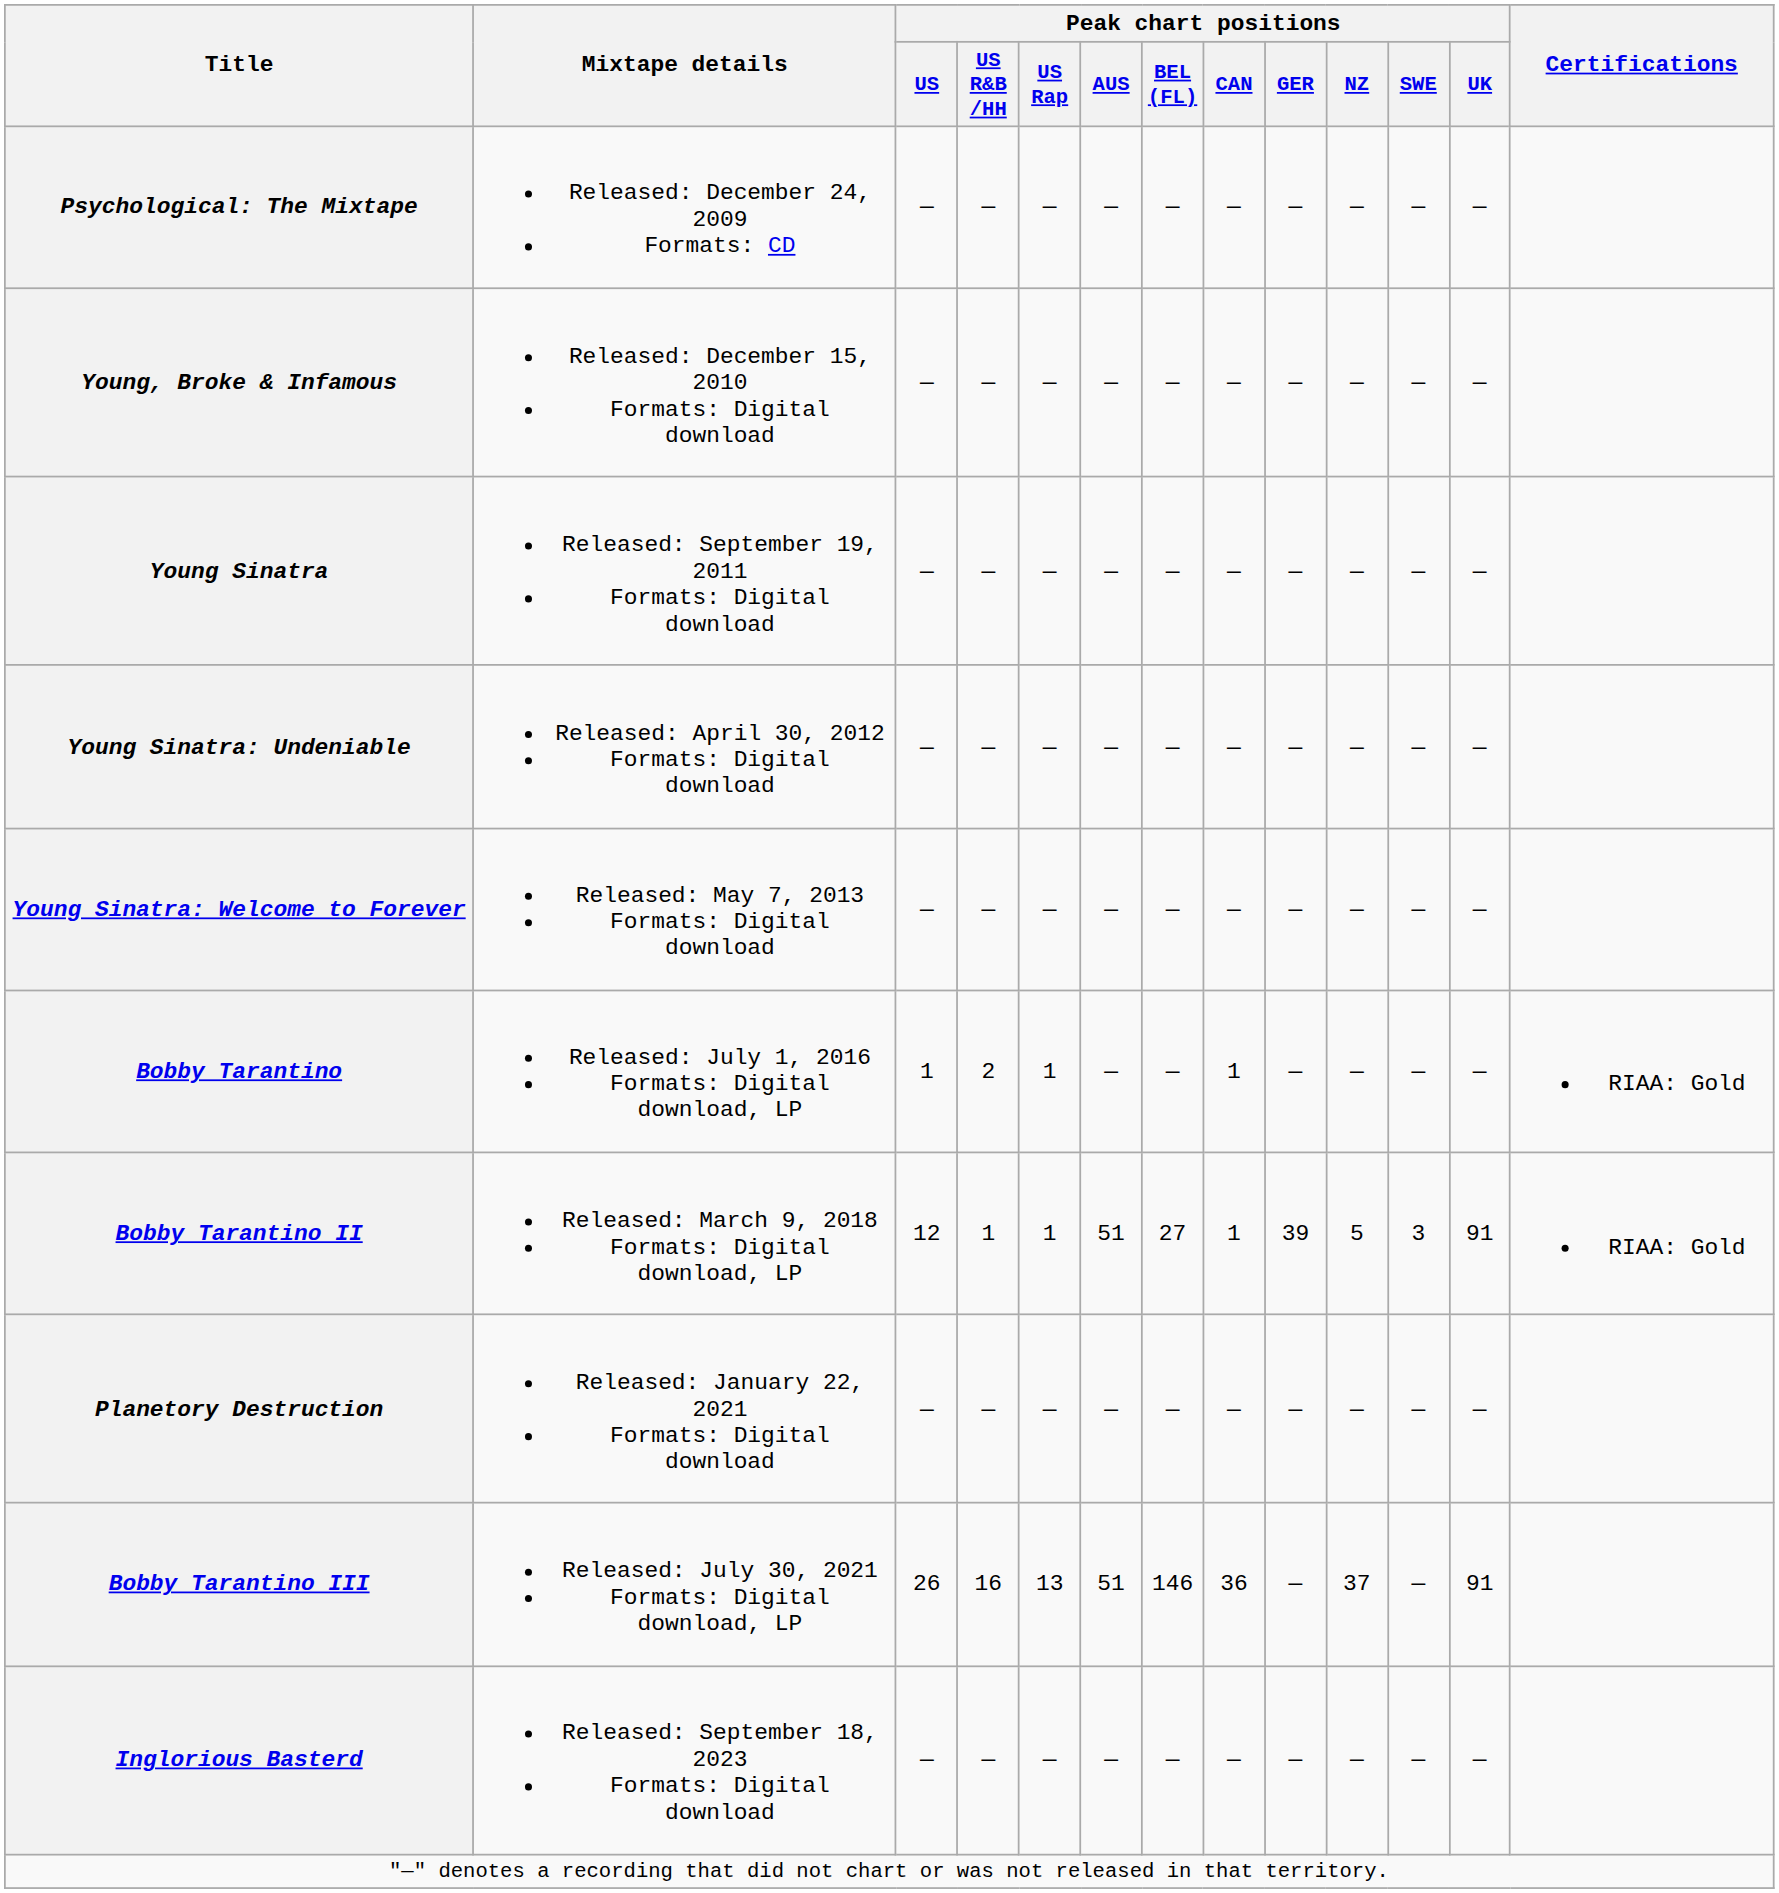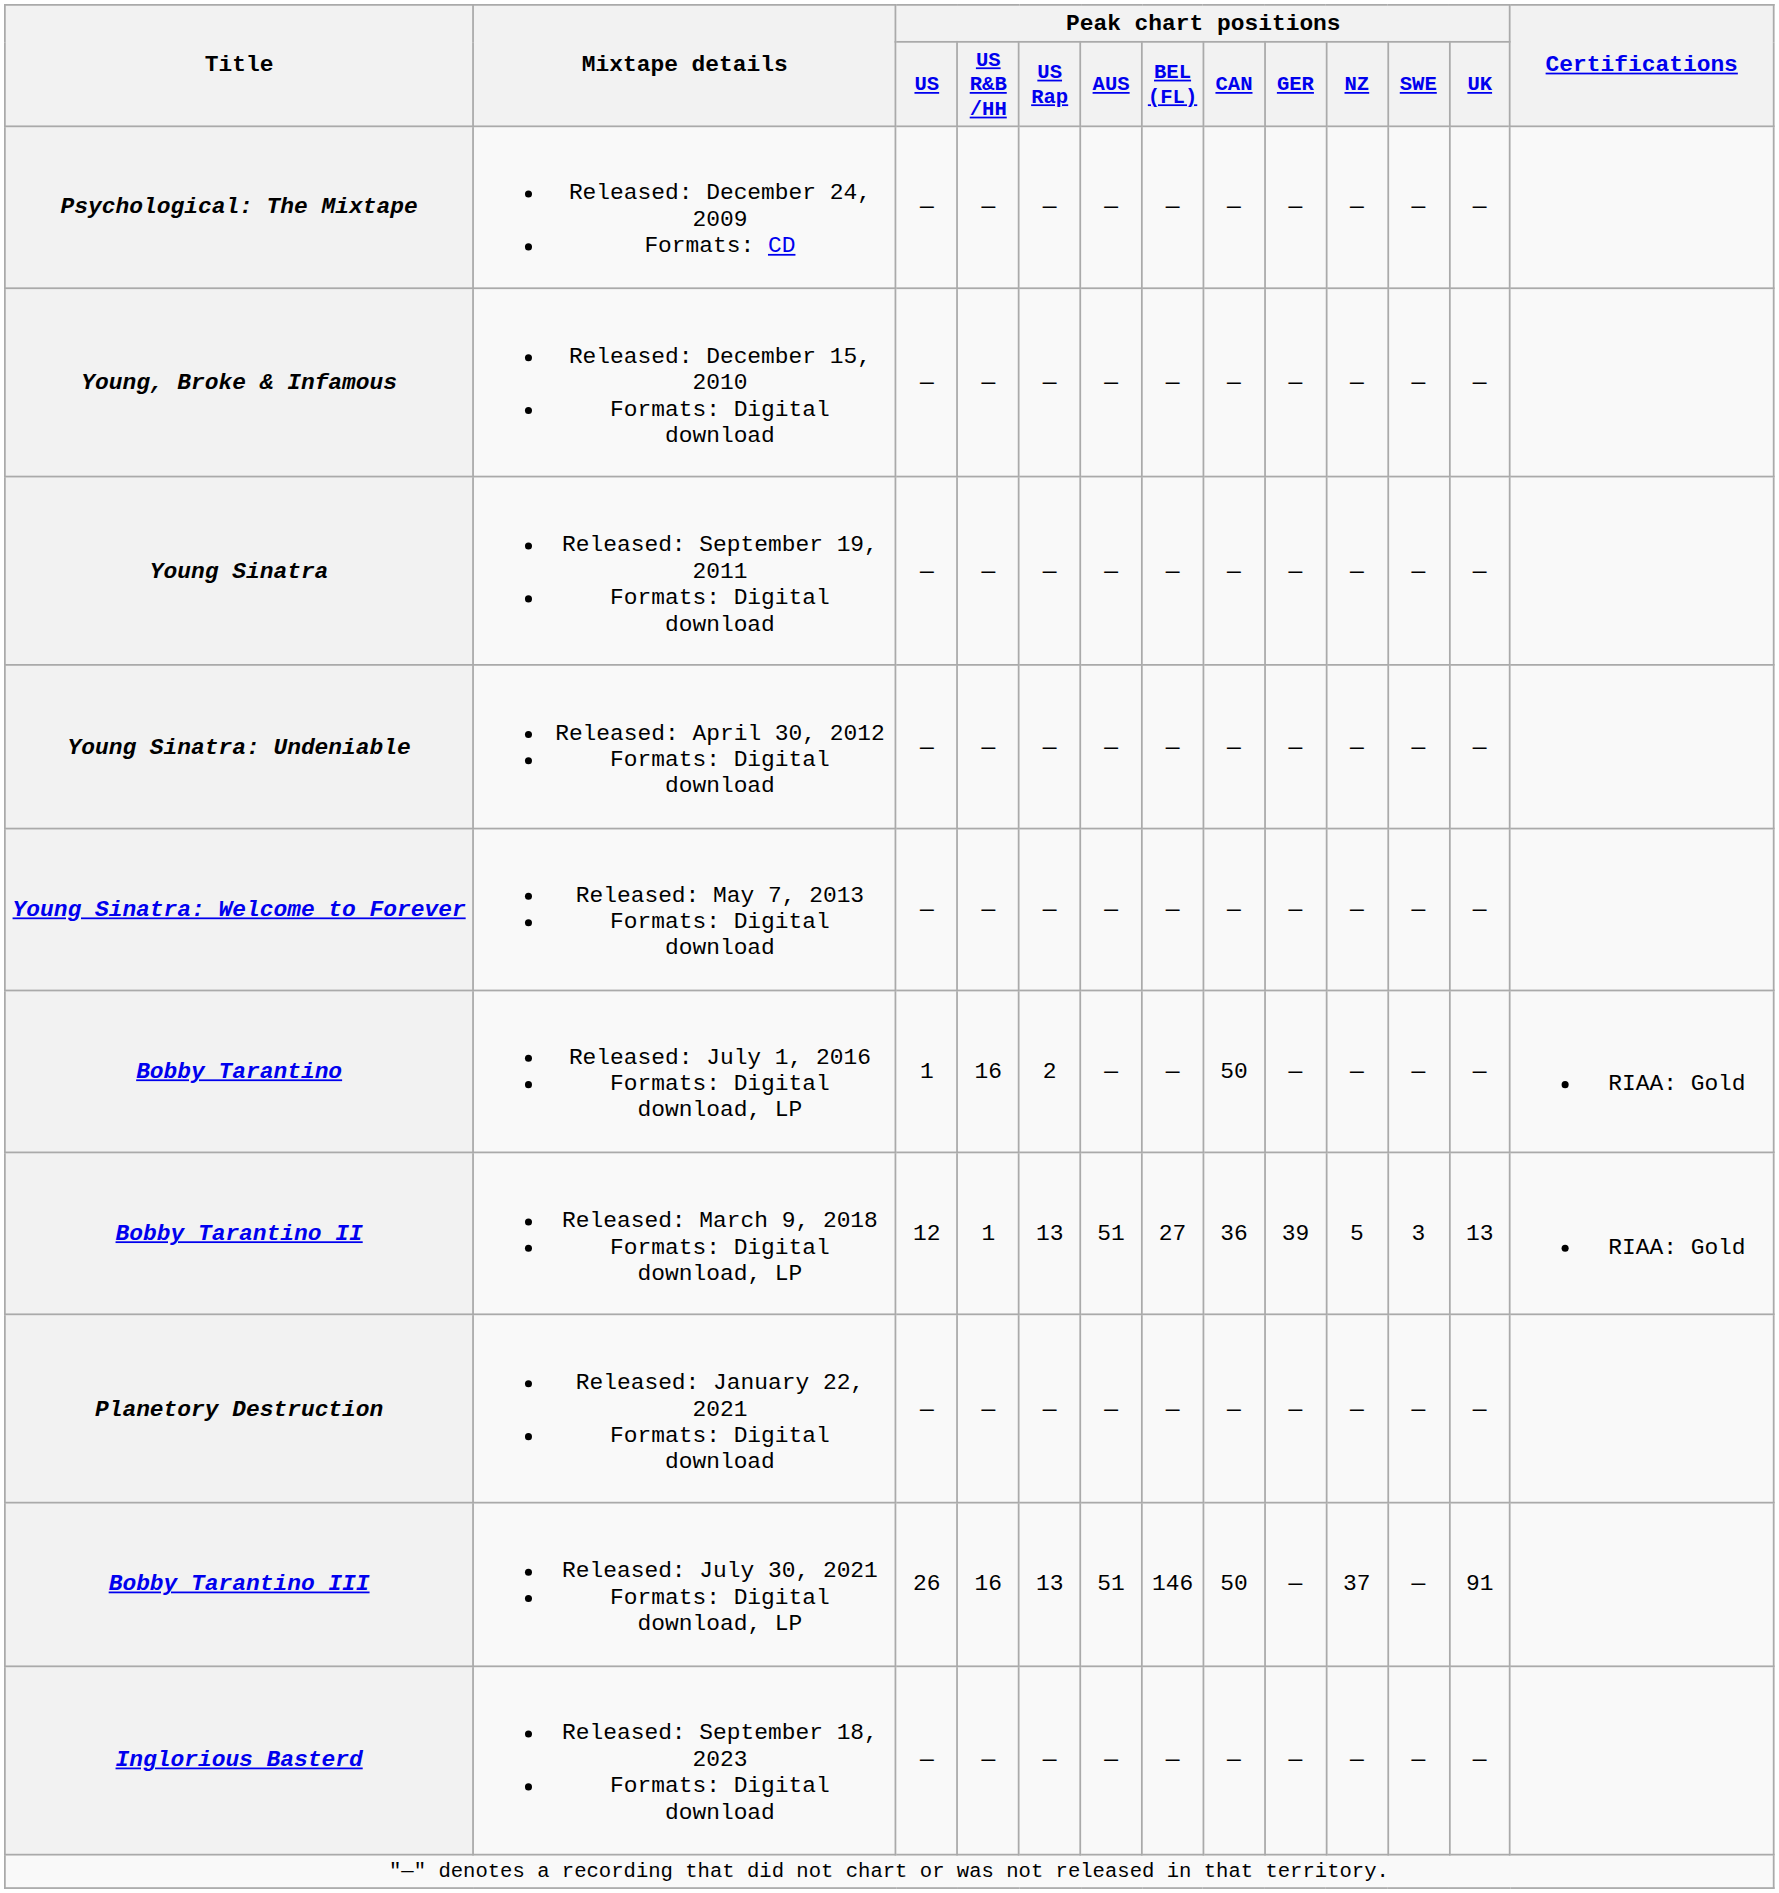(988, 1071) 2 -> (988, 1071) 16
(1050, 1071) 1 -> (1050, 1071) 2
(1234, 1071) 1 -> (1234, 1071) 50
(1050, 1233) 1 -> (1050, 1233) 13
(1234, 1233) 1 -> (1234, 1233) 36
(1480, 1233) 91 -> (1480, 1233) 13
(1234, 1584) 36 -> (1234, 1584) 50
